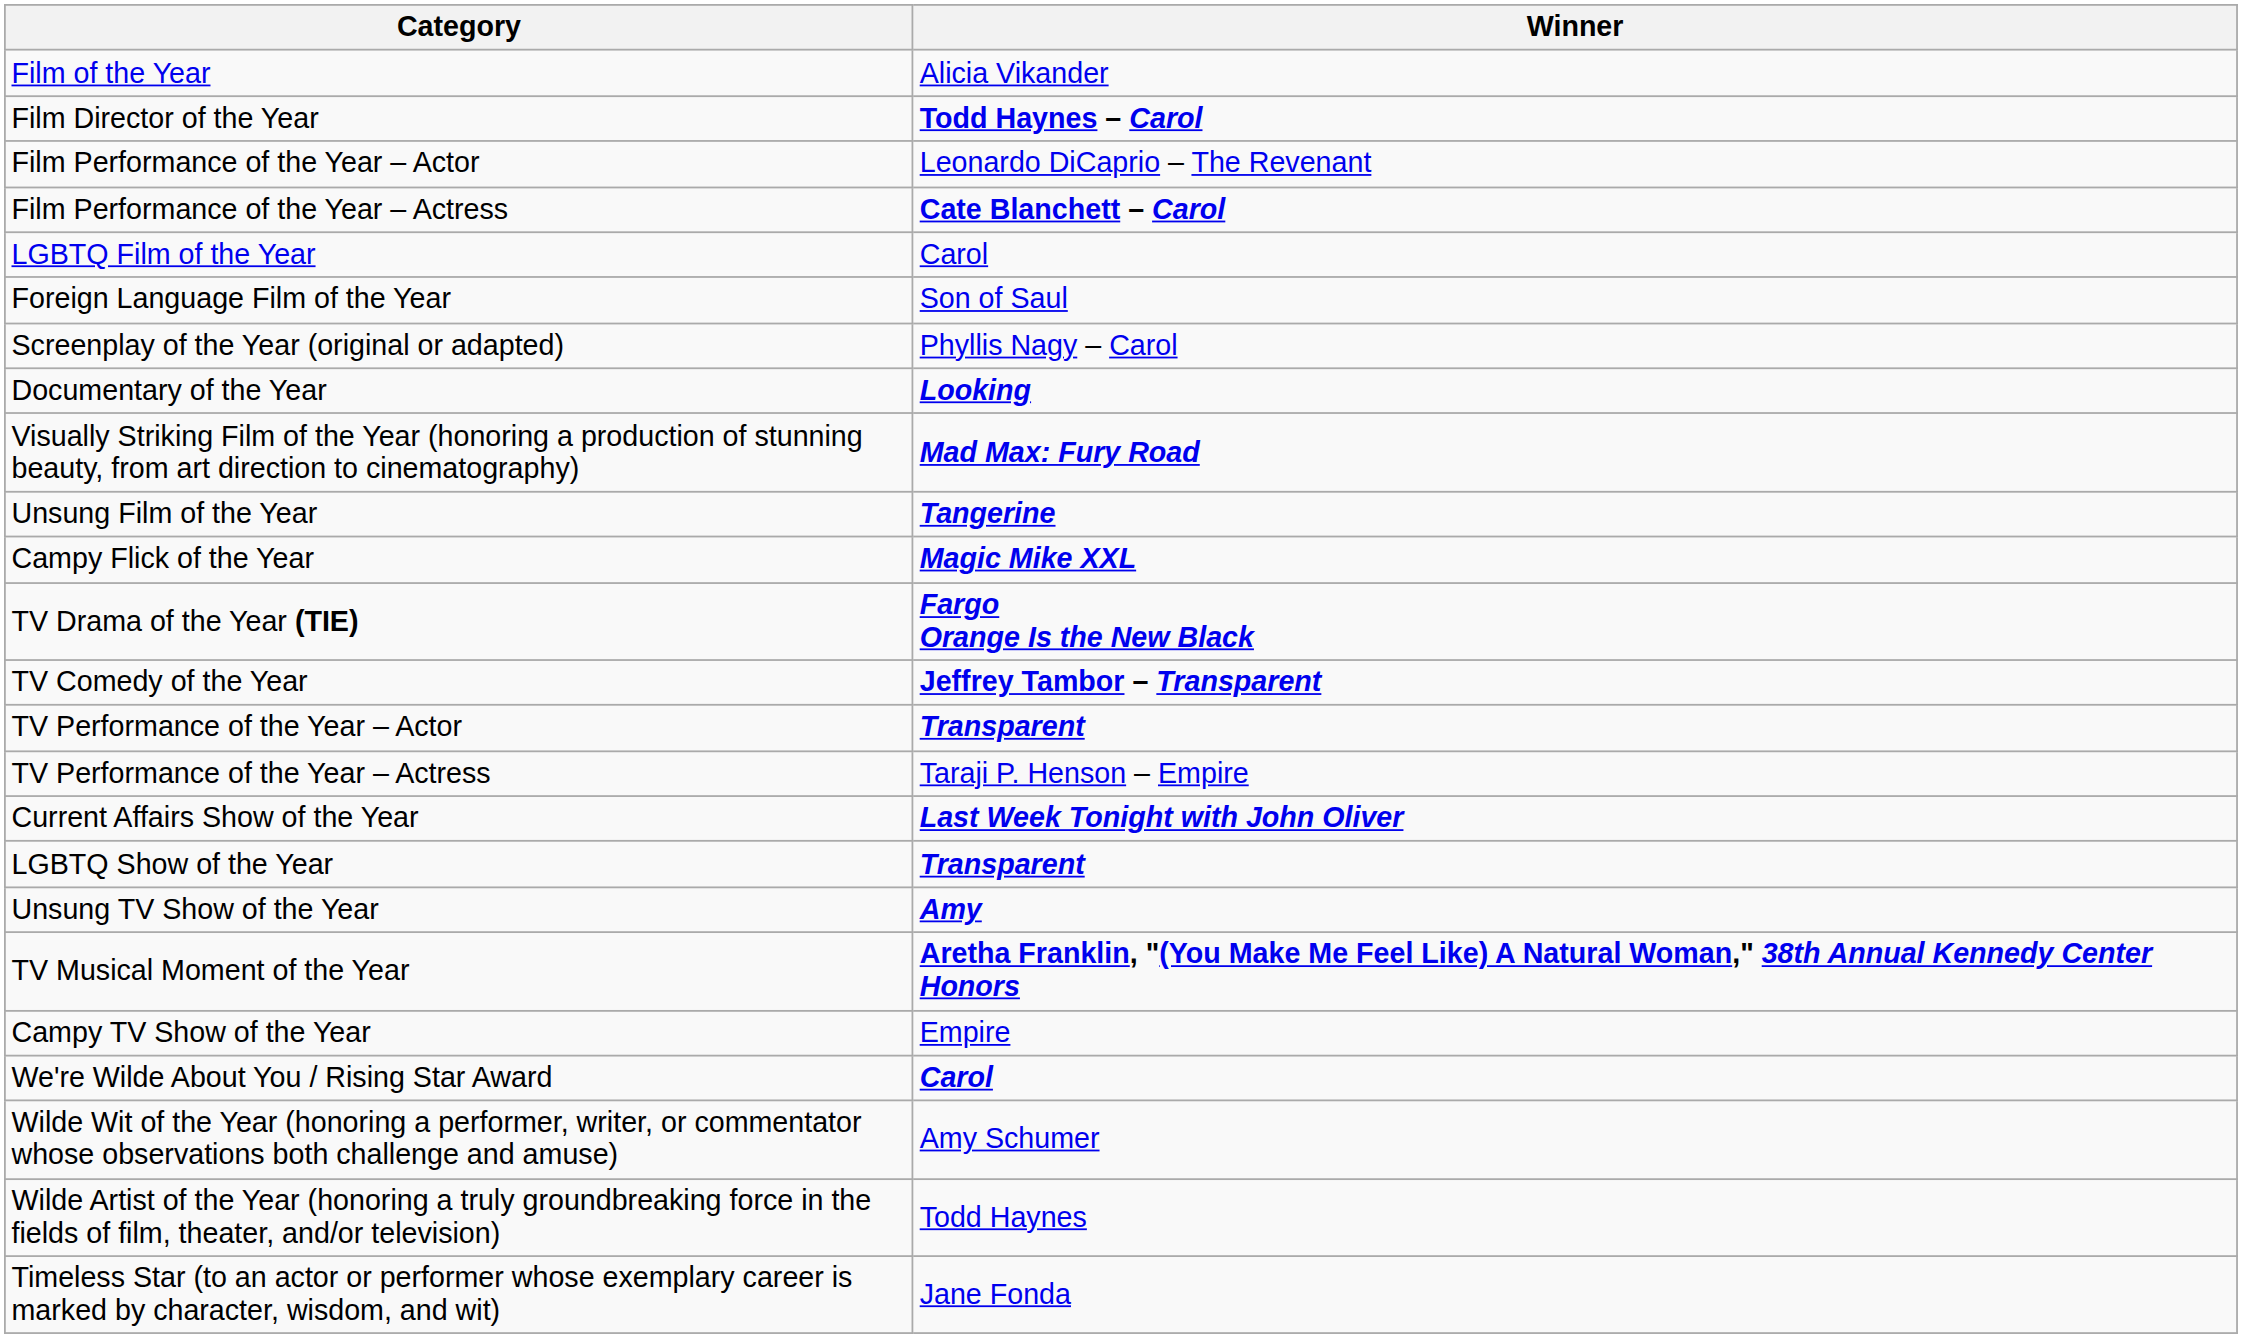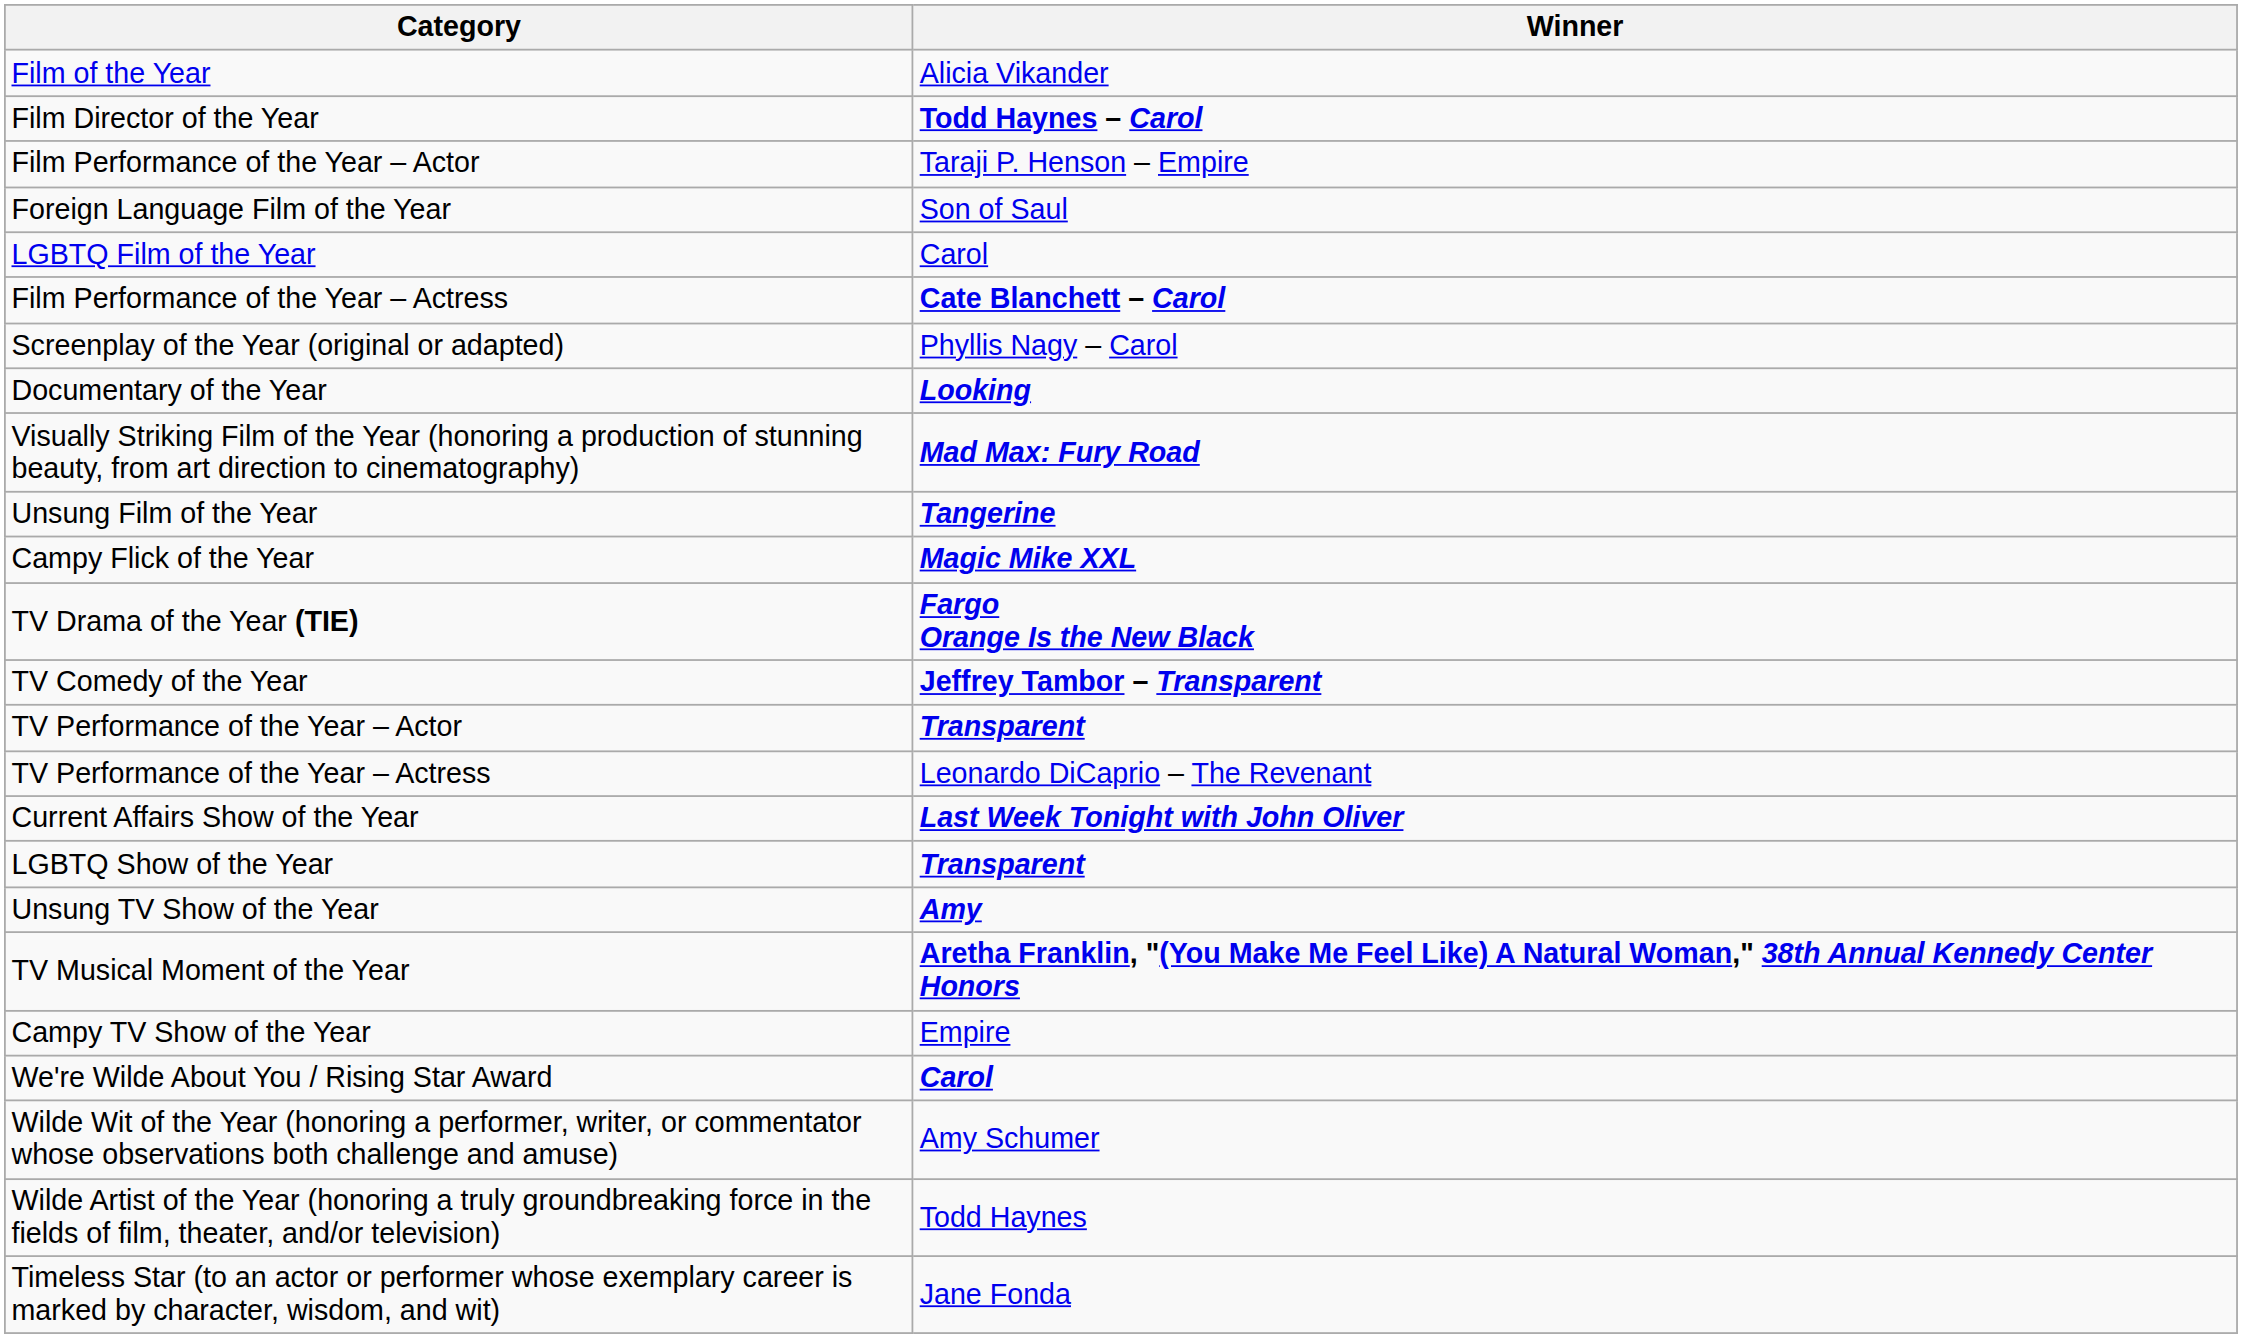(1146, 163) Leonardo DiCaprio – The Revenant -> (1084, 163) Taraji P. Henson – Empire
rows swapped: (260, 208) <-> (231, 299)
(1084, 772) Taraji P. Henson – Empire -> (1146, 772) Leonardo DiCaprio – The Revenant
